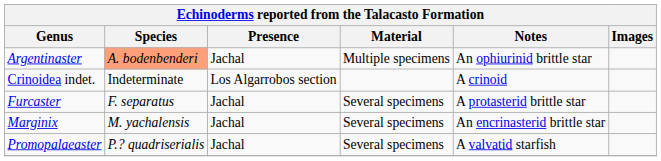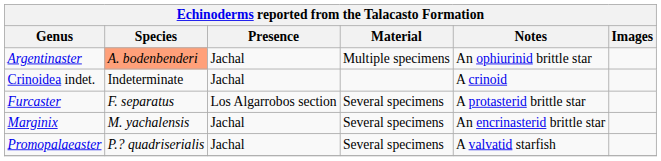(274, 79) Los Algarrobos section -> (228, 79) Jachal
(228, 101) Jachal -> (274, 101) Los Algarrobos section
